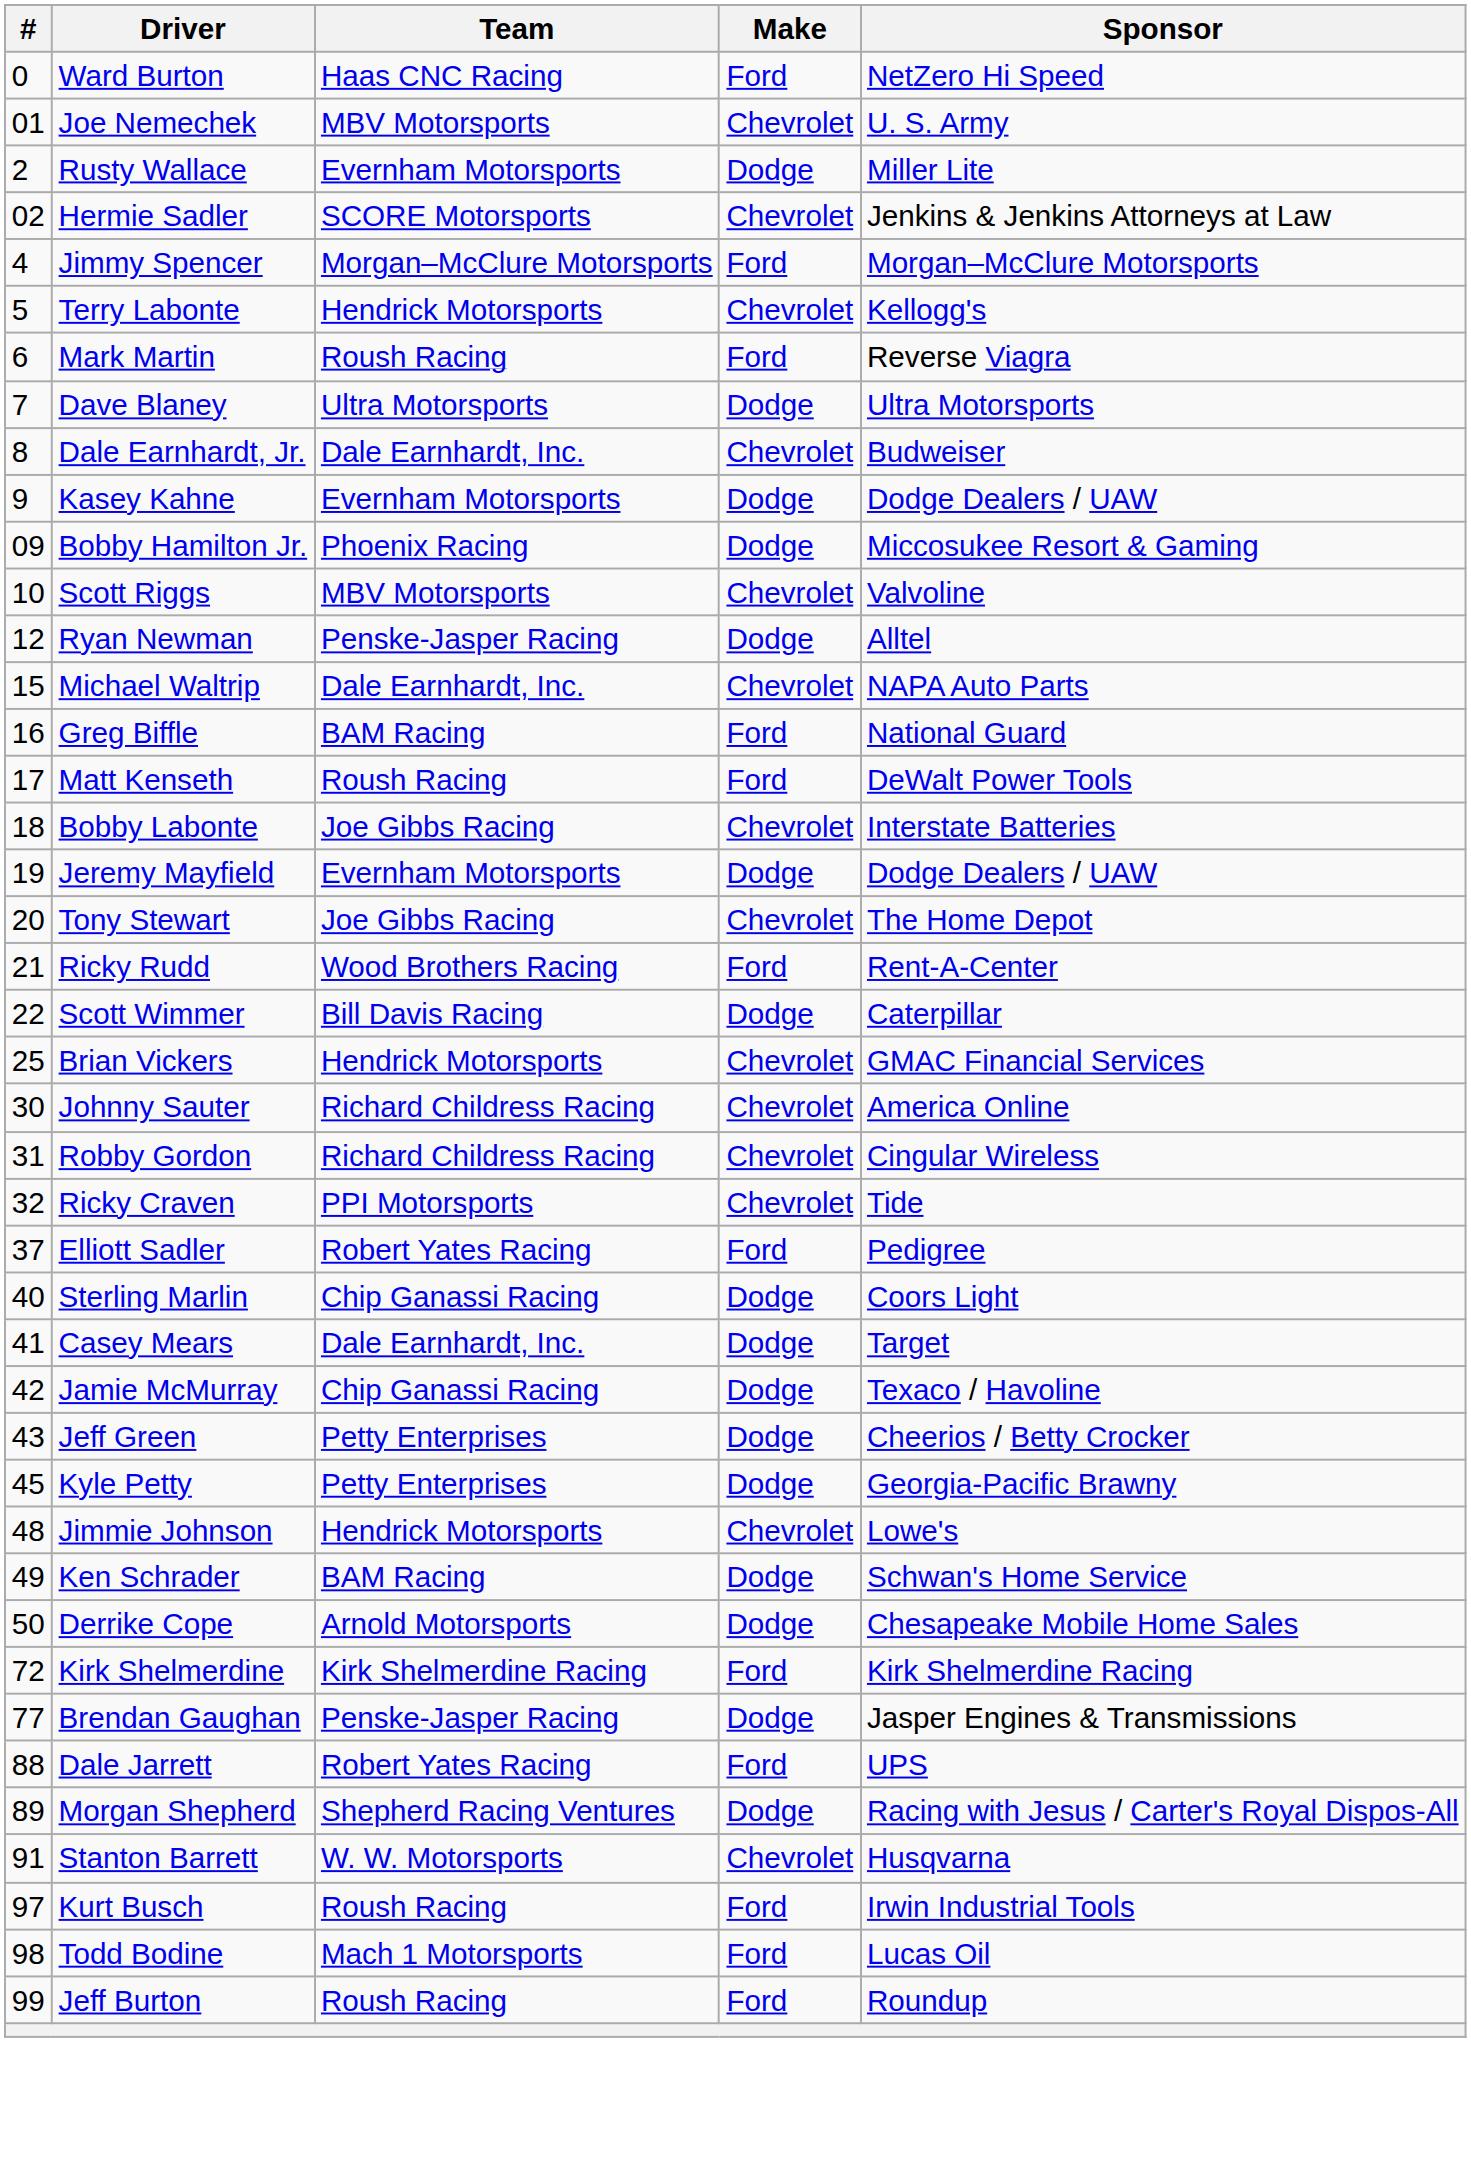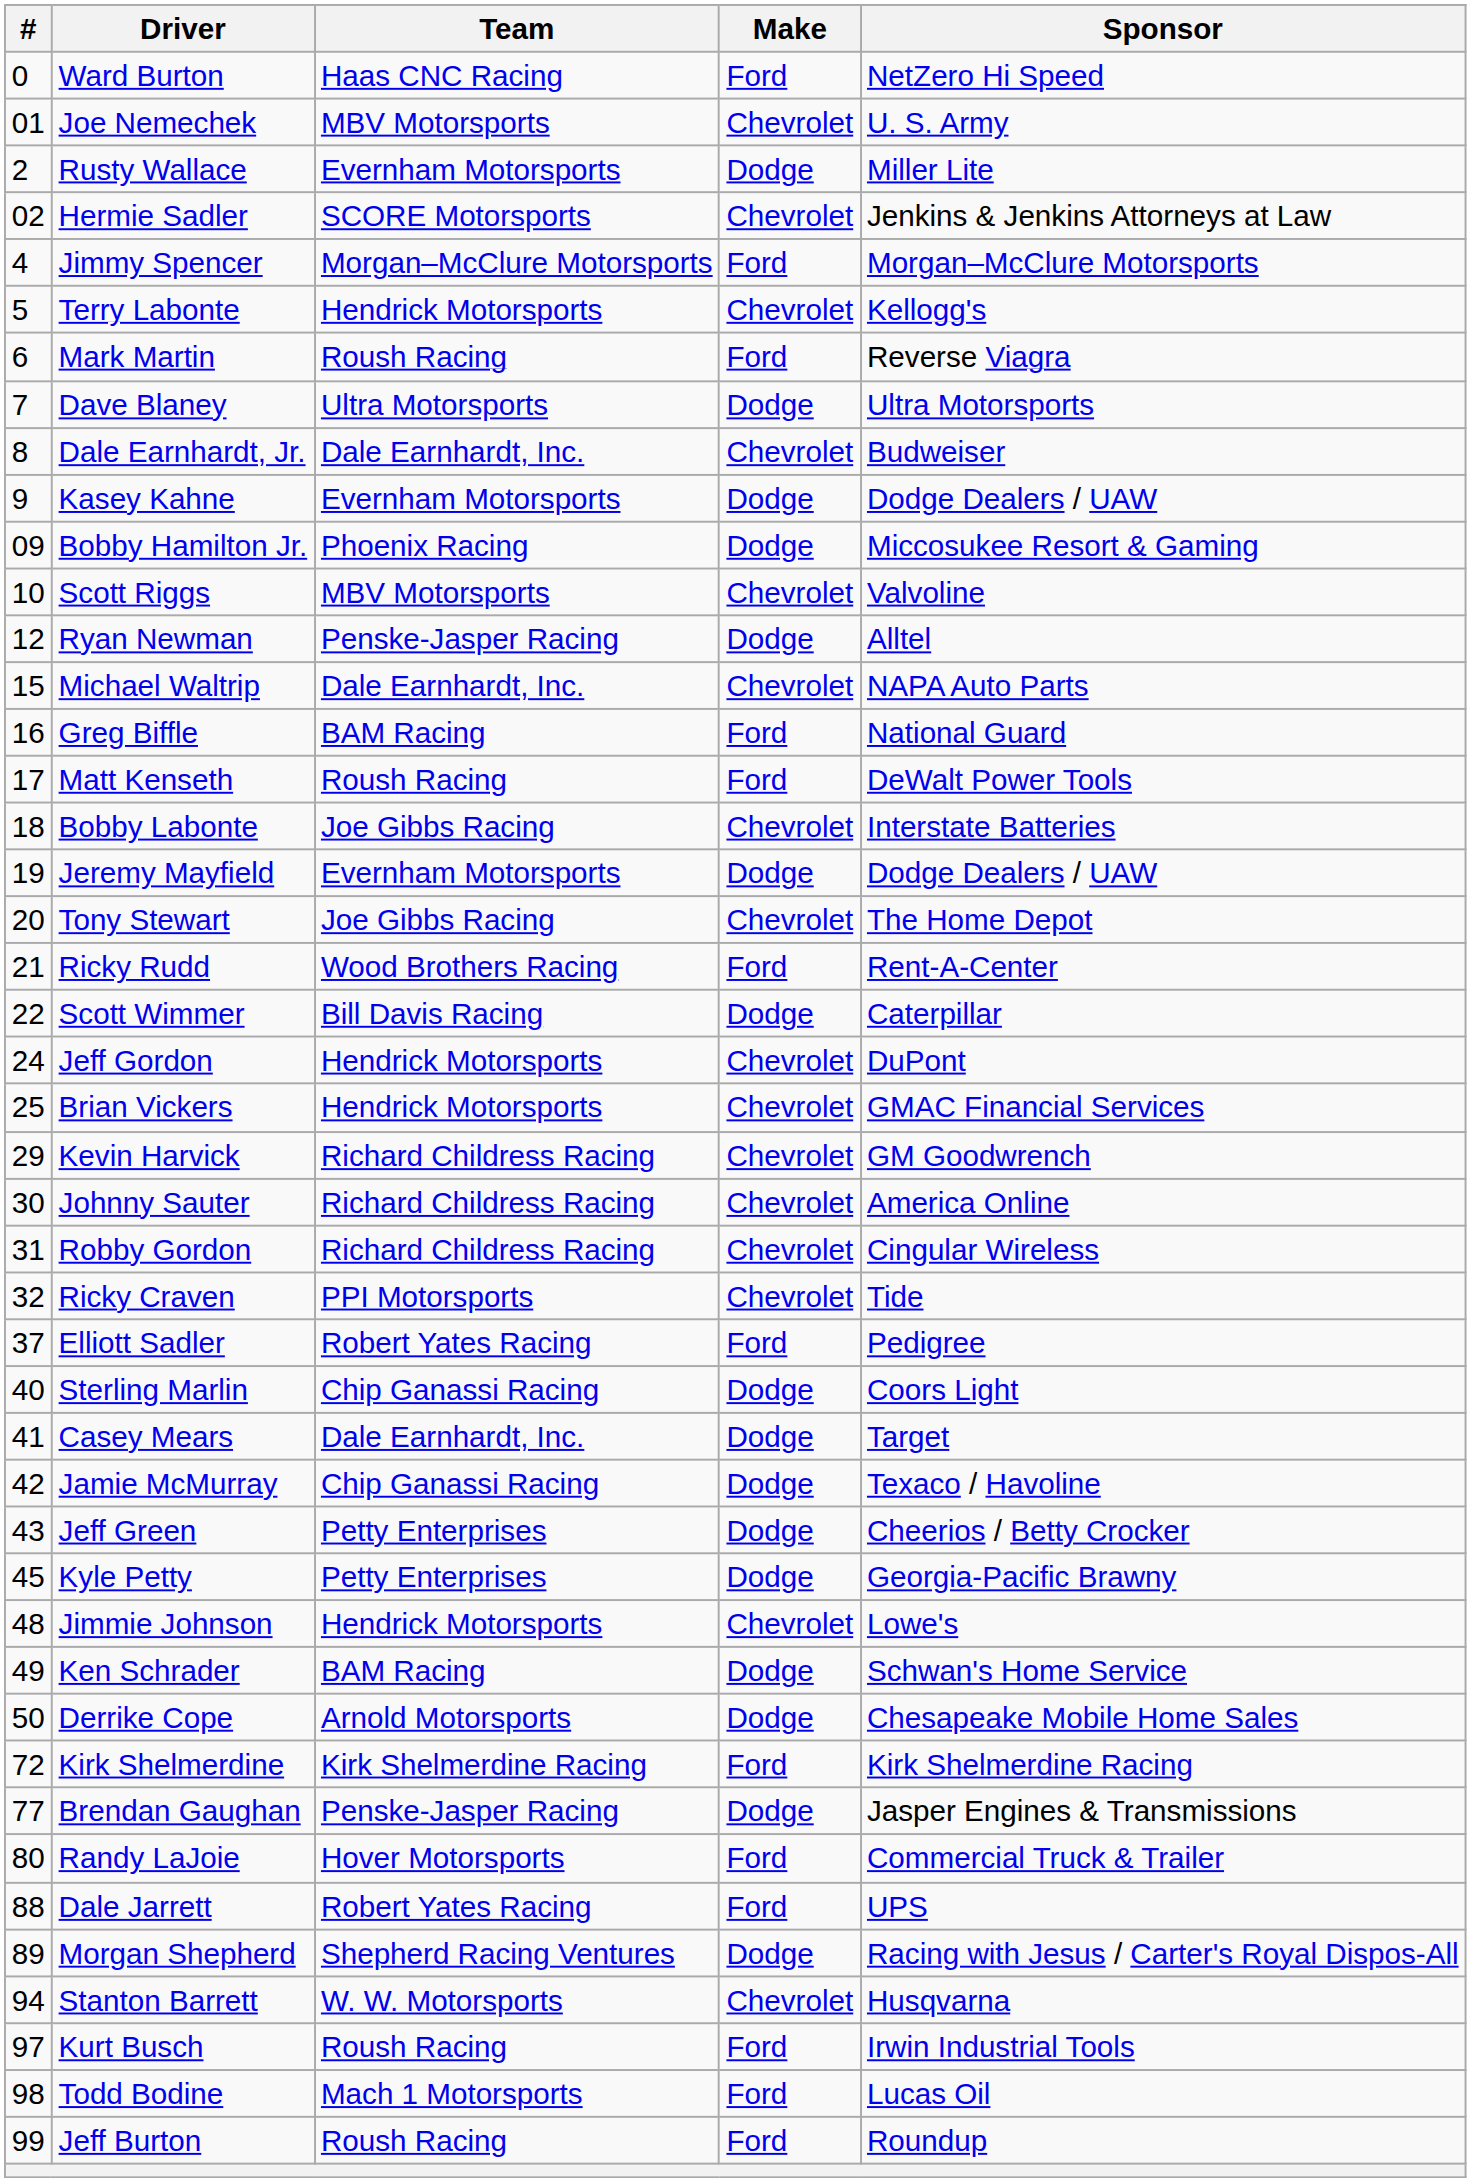+ row: (136, 1061)
+ row: (149, 1155)
+ row: (149, 1859)
(28, 1859) 91 -> (28, 1999) 94
